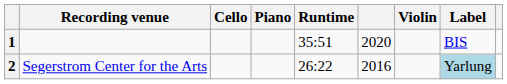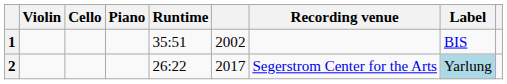columns swapped: (418, 17) <-> (115, 17)
(376, 41) 2020 -> (230, 41) 2002
(376, 66) 2016 -> (230, 66) 2017
